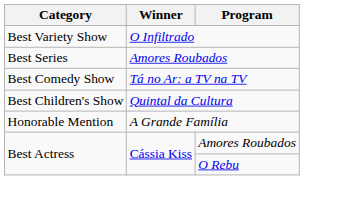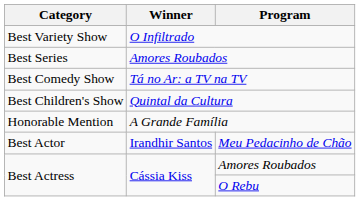+ row: (36, 143)
